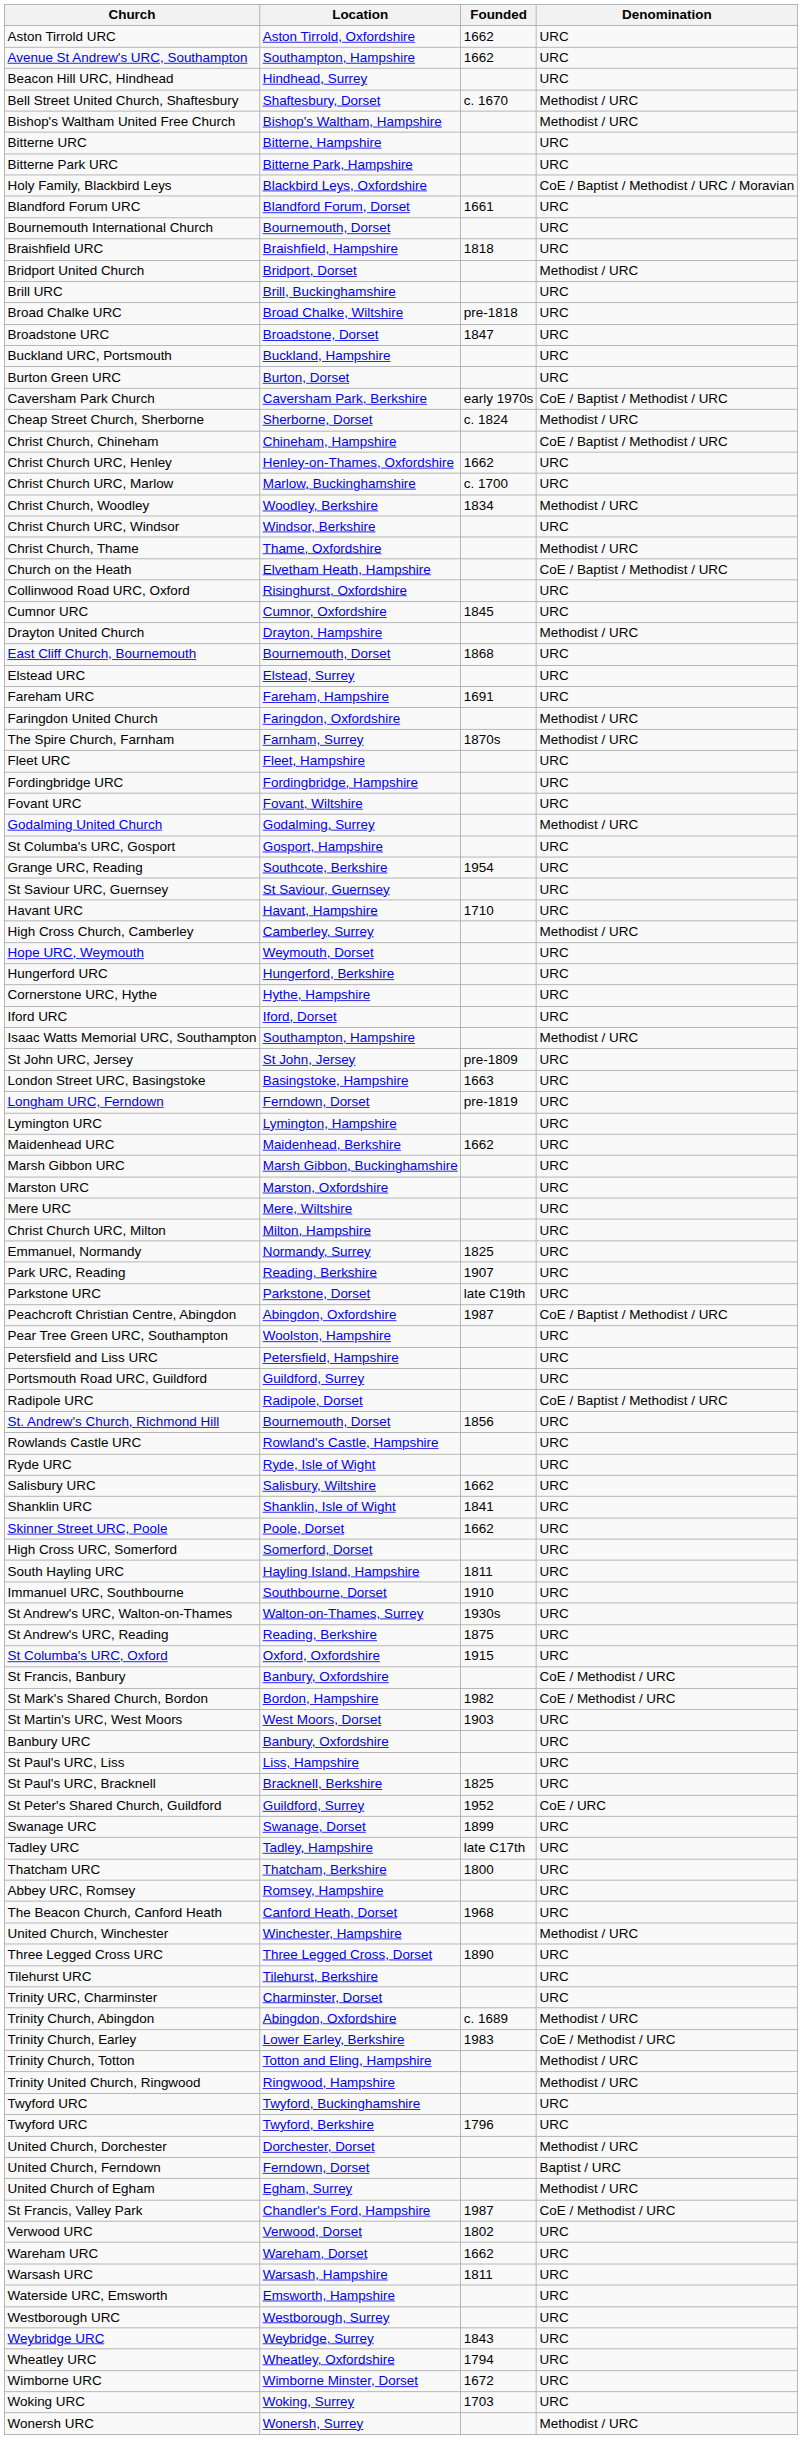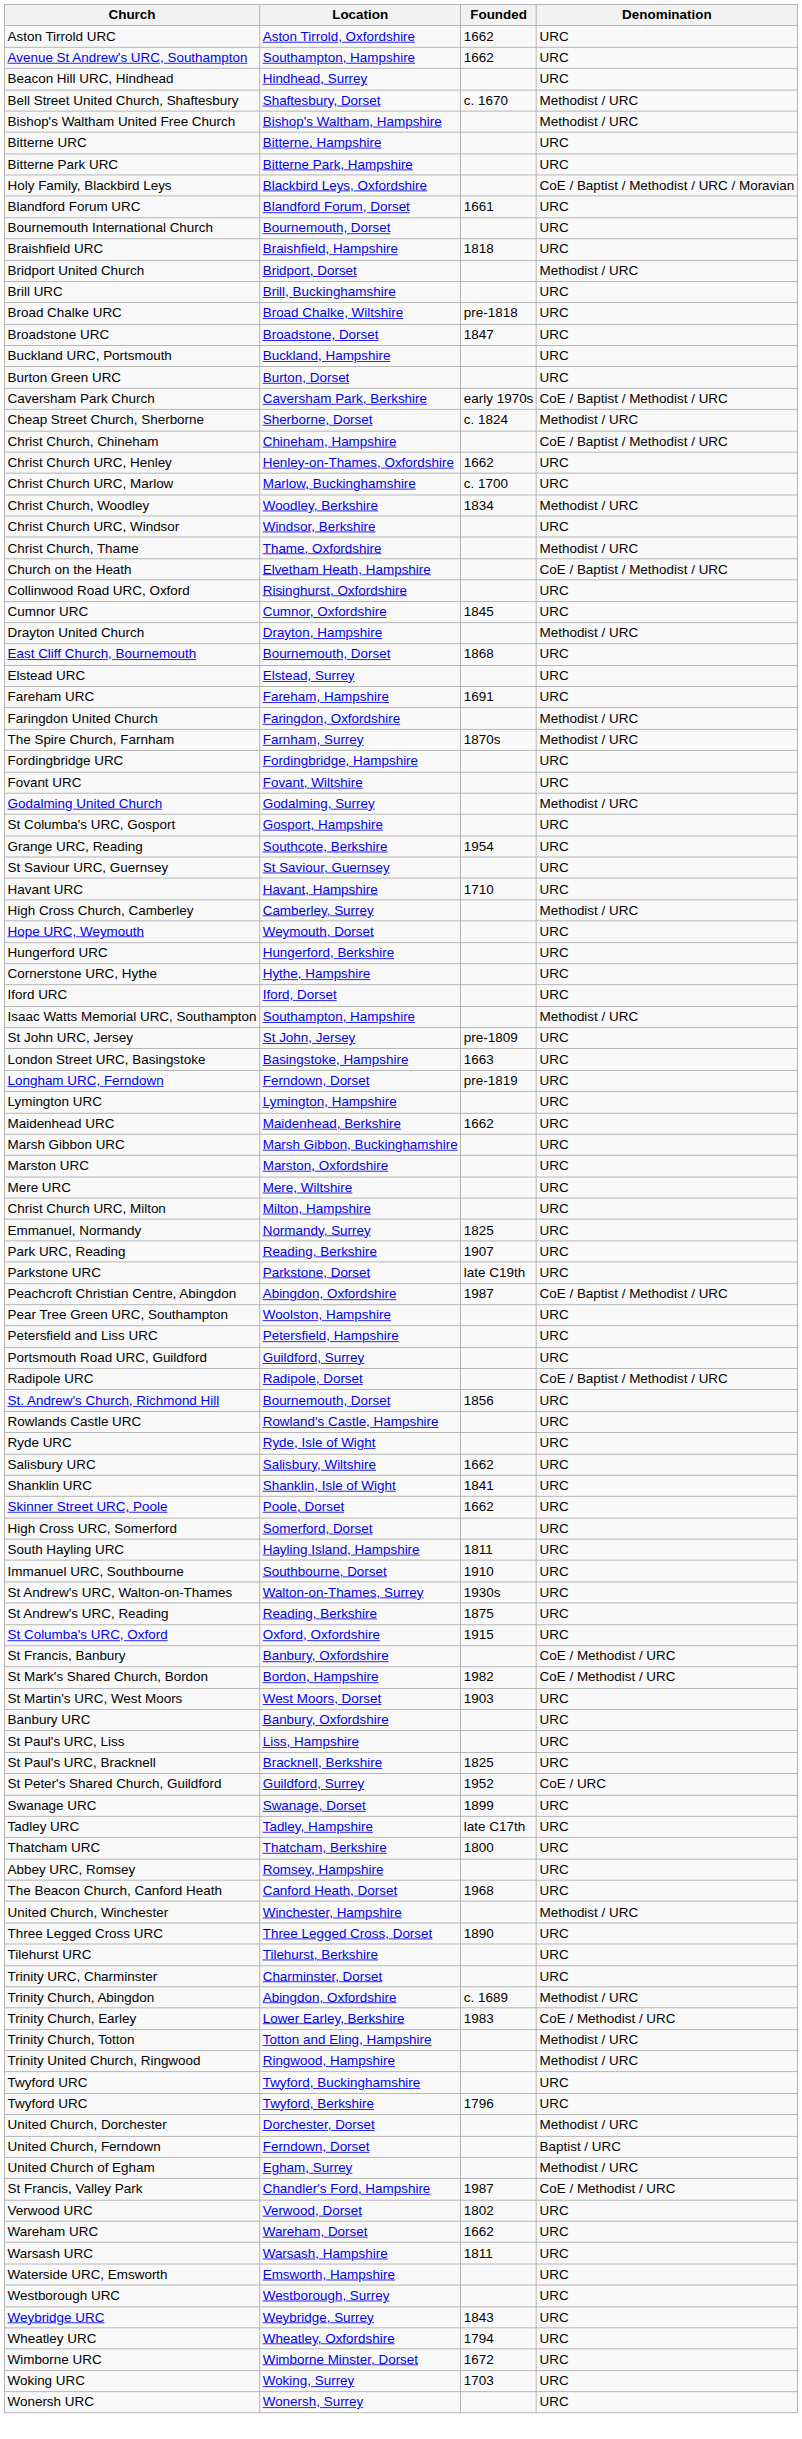- row: (39, 761)
(589, 2423) Methodist / URC -> (554, 2402) URC
